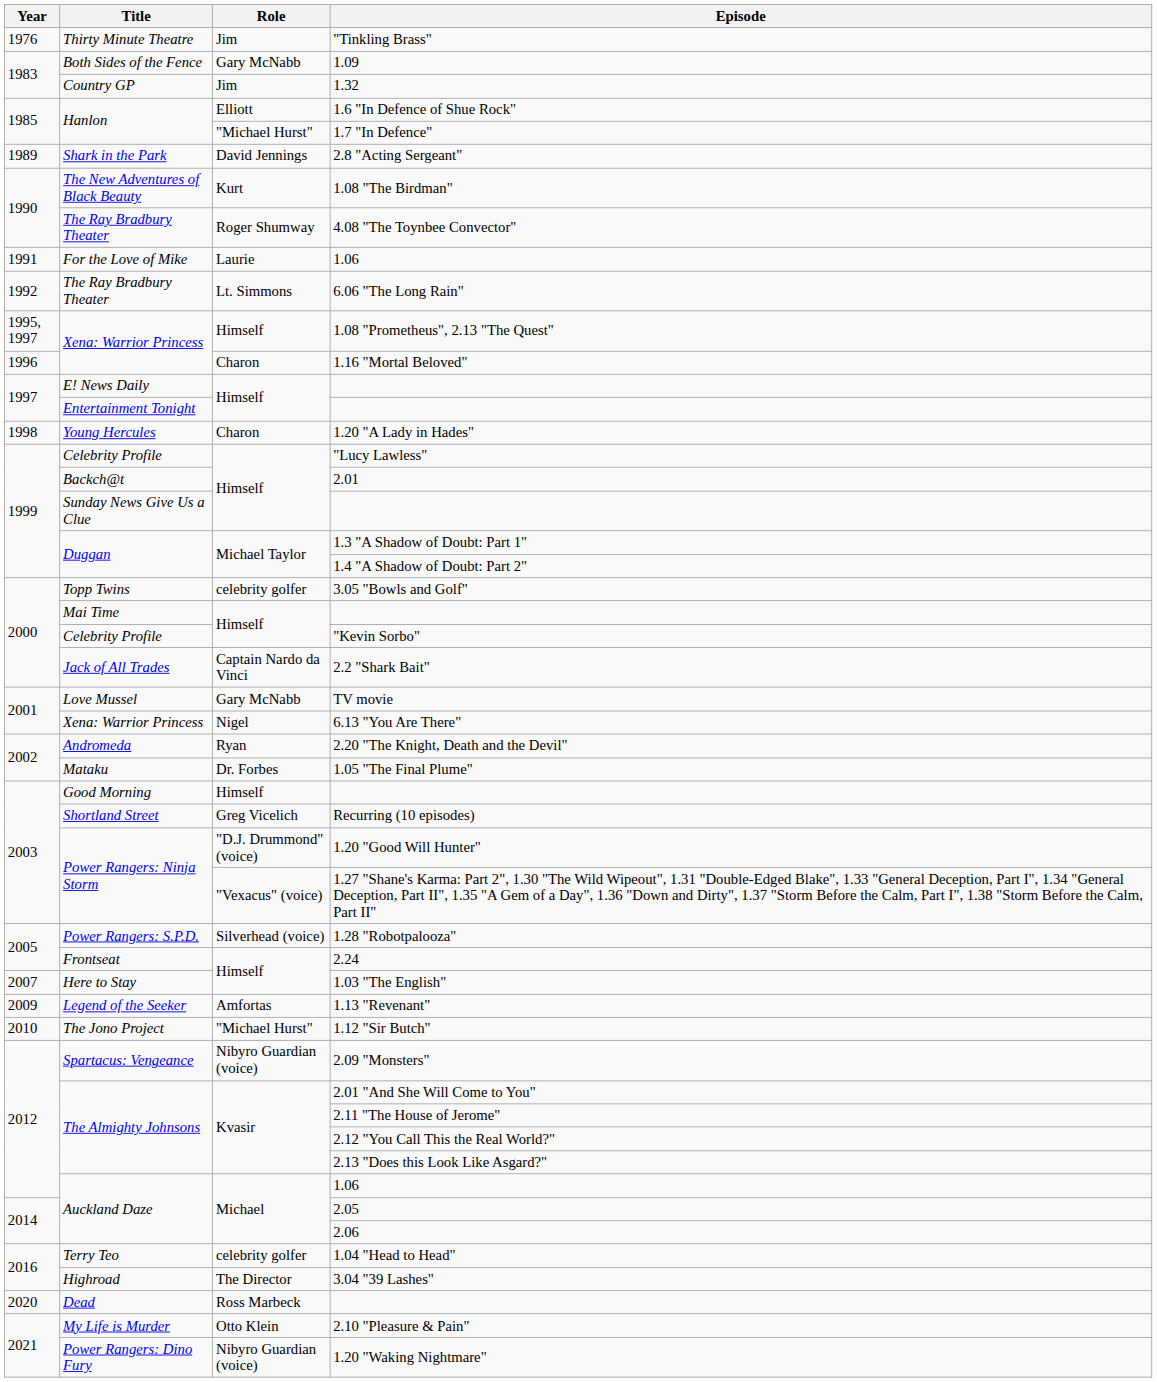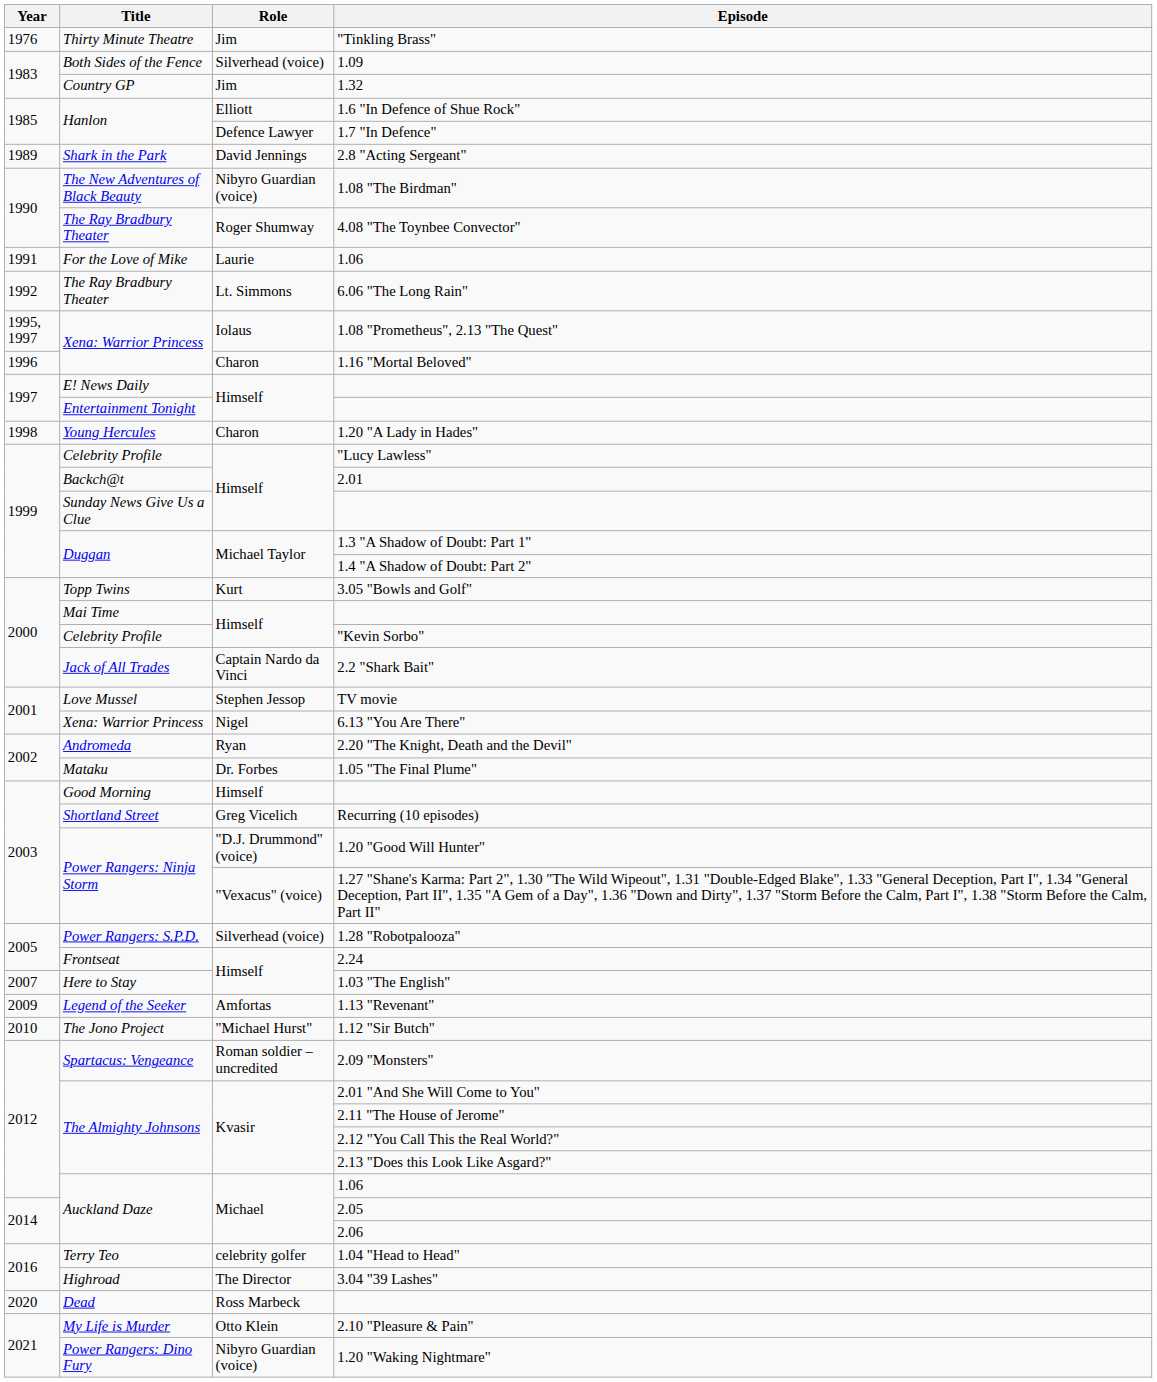(258, 62) Gary McNabb -> (270, 62) Silverhead (voice)
(264, 132) "Michael Hurst" -> (264, 132) Defence Lawyer
(229, 187) Kurt -> (266, 187) Nibyro Guardian (voice)
(240, 330) Himself -> (234, 330) Iolaus
(261, 589) celebrity golfer -> (229, 589) Kurt
(258, 699) Gary McNabb -> (260, 699) Stephen Jessop
(266, 1060) Nibyro Guardian (voice) -> (264, 1060) Roman soldier – uncredited
